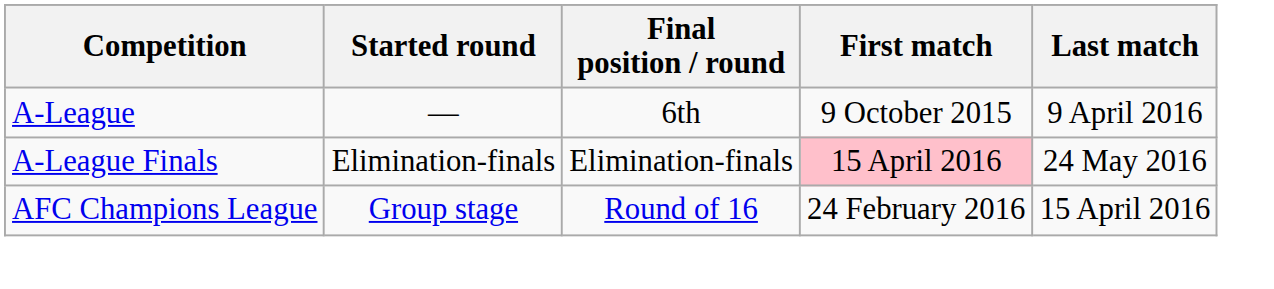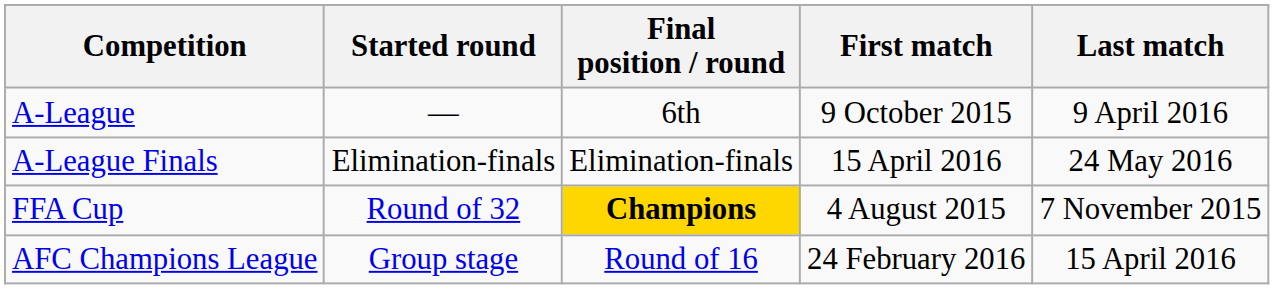(916, 160) pink background -> (916, 160) no background
+ row: (68, 209)
